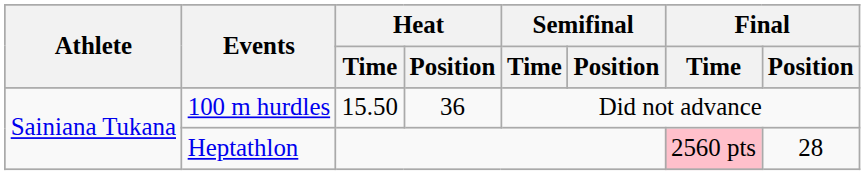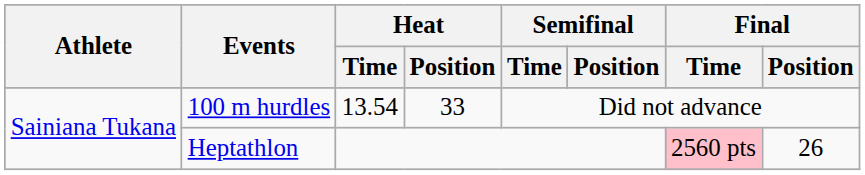(370, 107) 15.50 -> (370, 107) 13.54
(452, 107) 36 -> (452, 107) 33
(811, 148) 28 -> (811, 148) 26
